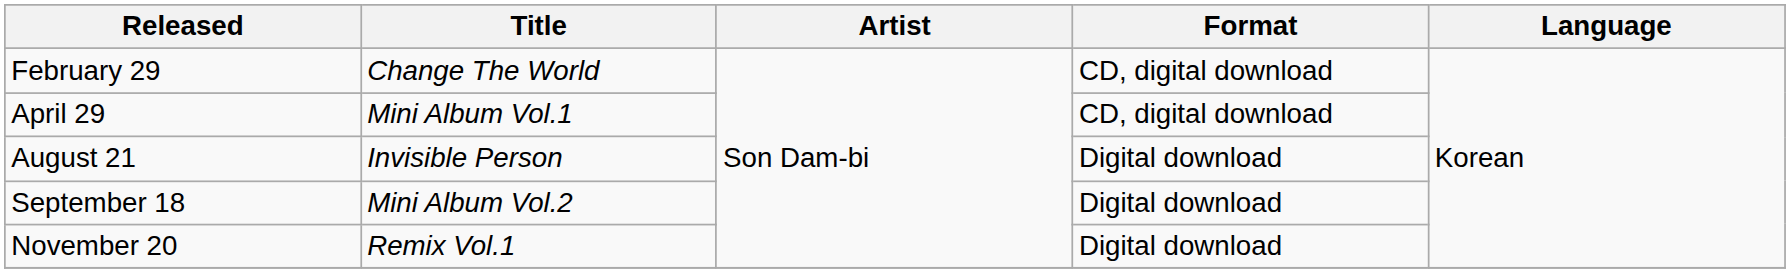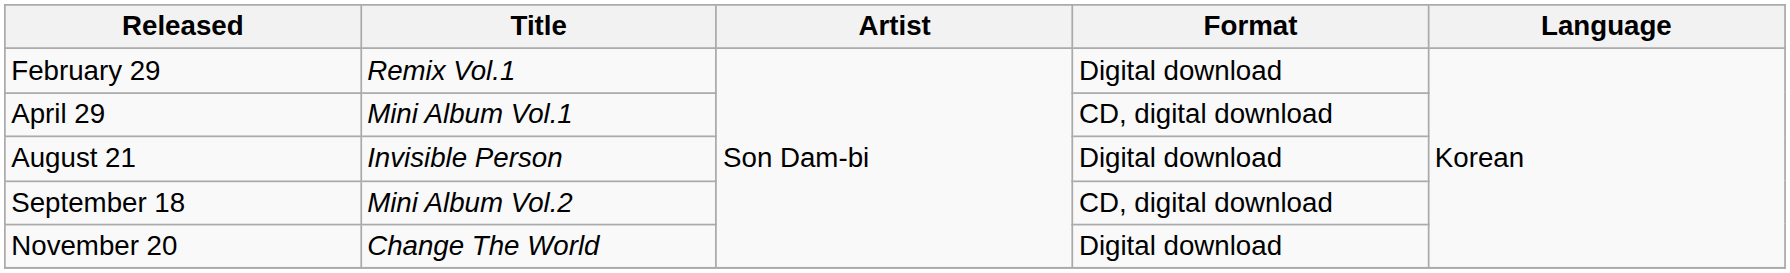(483, 70) Change The World -> (441, 70) Remix Vol.1
(1206, 70) CD, digital download -> (1180, 70) Digital download
(1180, 202) Digital download -> (1206, 202) CD, digital download
(441, 245) Remix Vol.1 -> (483, 245) Change The World
